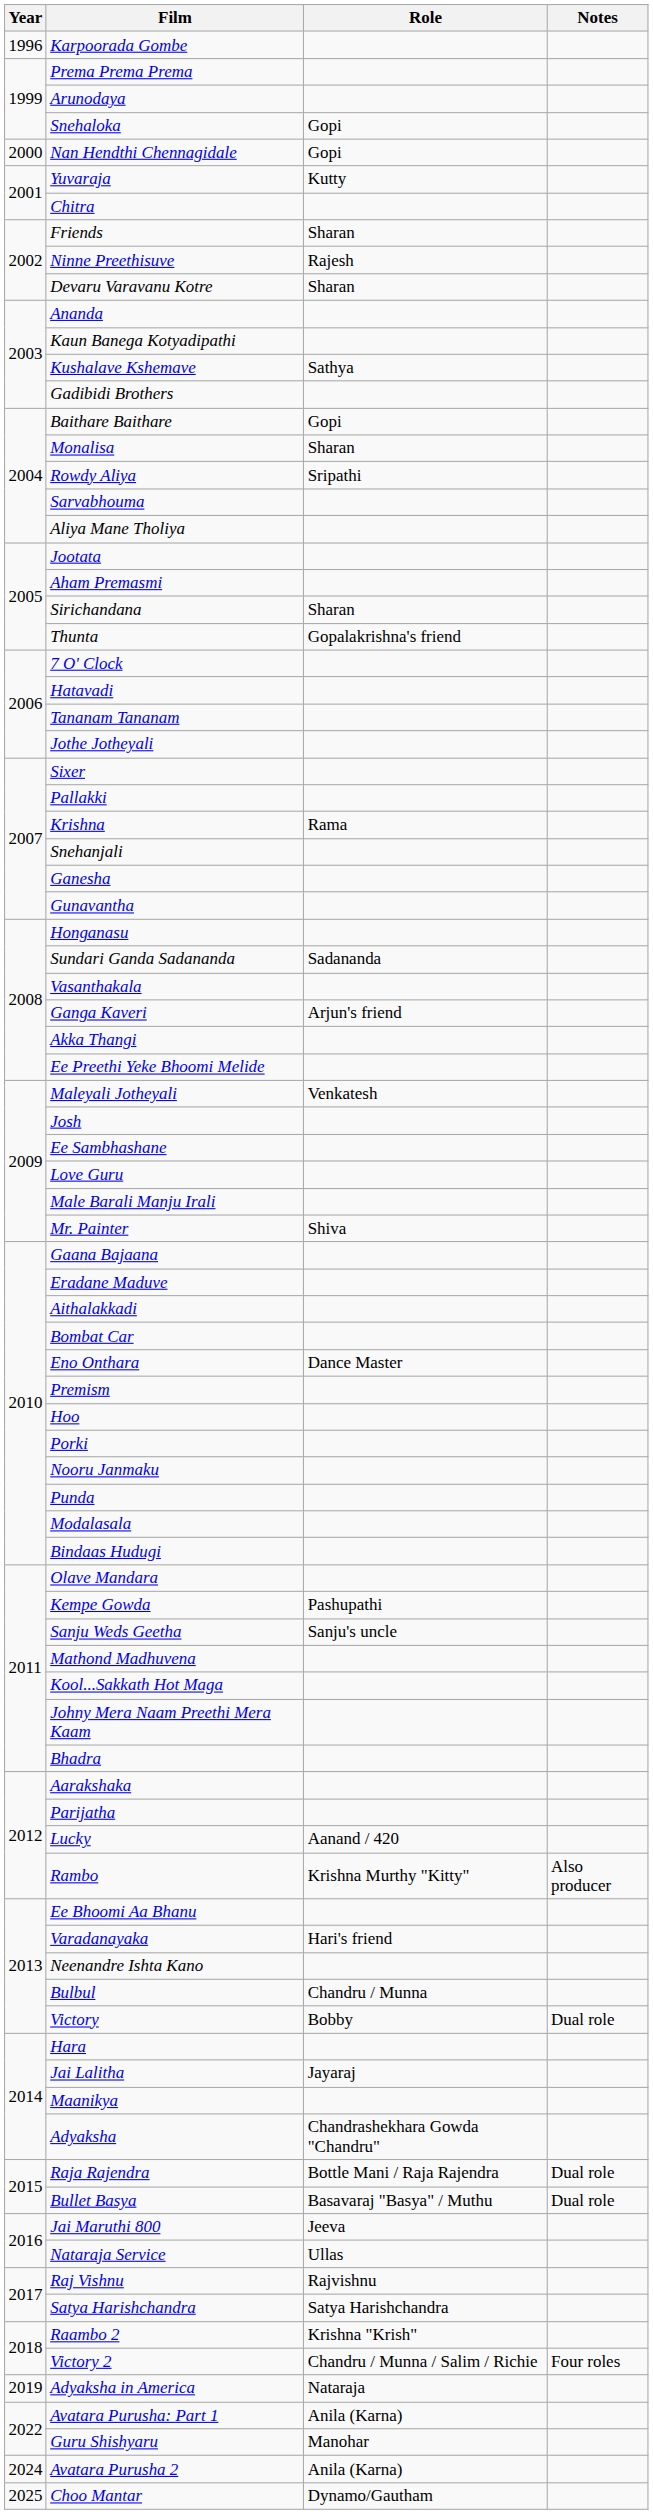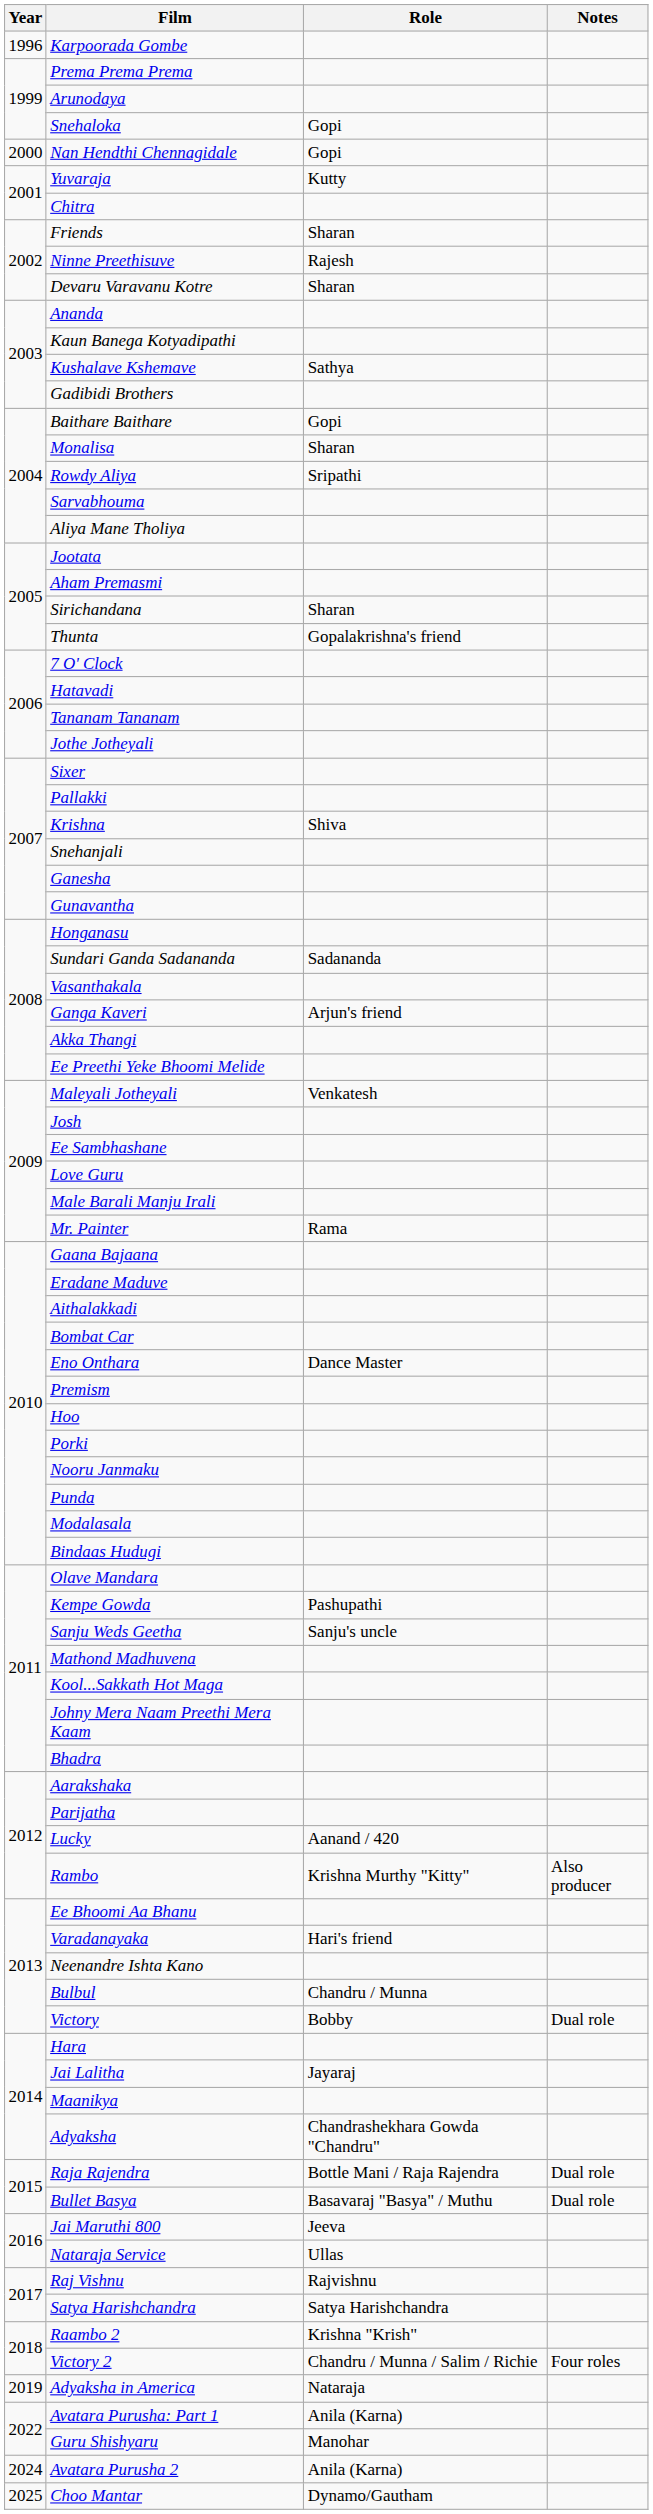(327, 824) Rama -> (327, 824) Shiva
(327, 1228) Shiva -> (327, 1228) Rama
